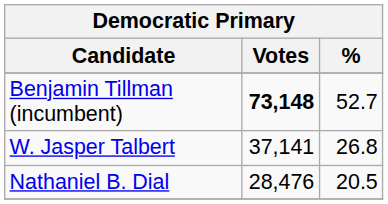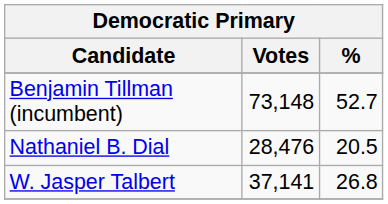(282, 101) bold -> (282, 101) normal
rows swapped: (92, 147) <-> (89, 181)
